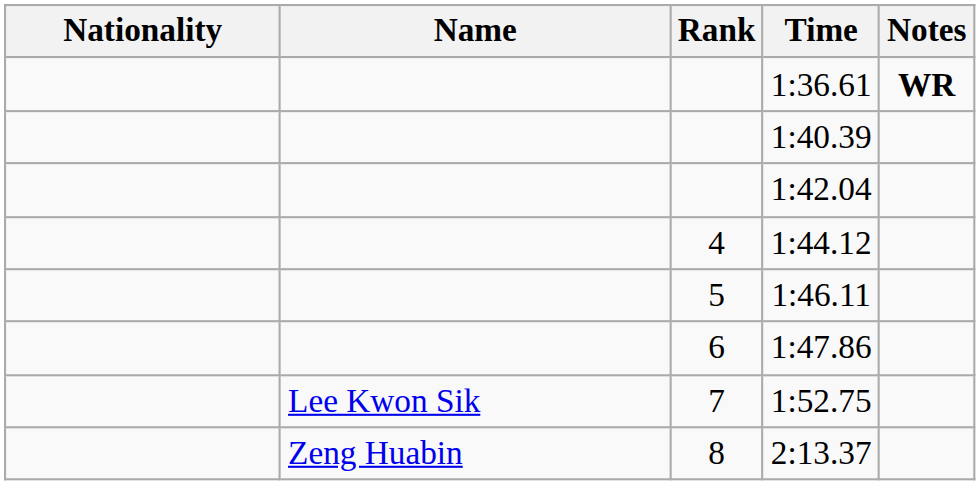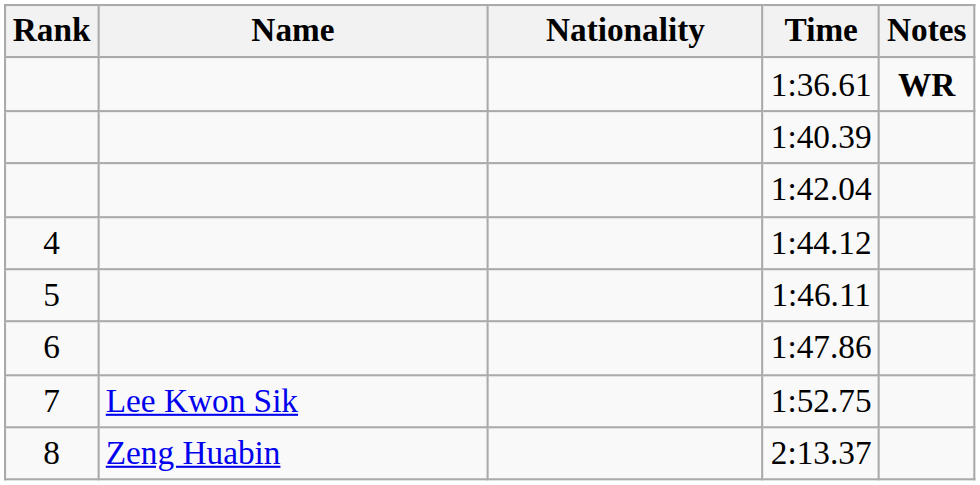columns swapped: (717, 30) <-> (143, 30)
